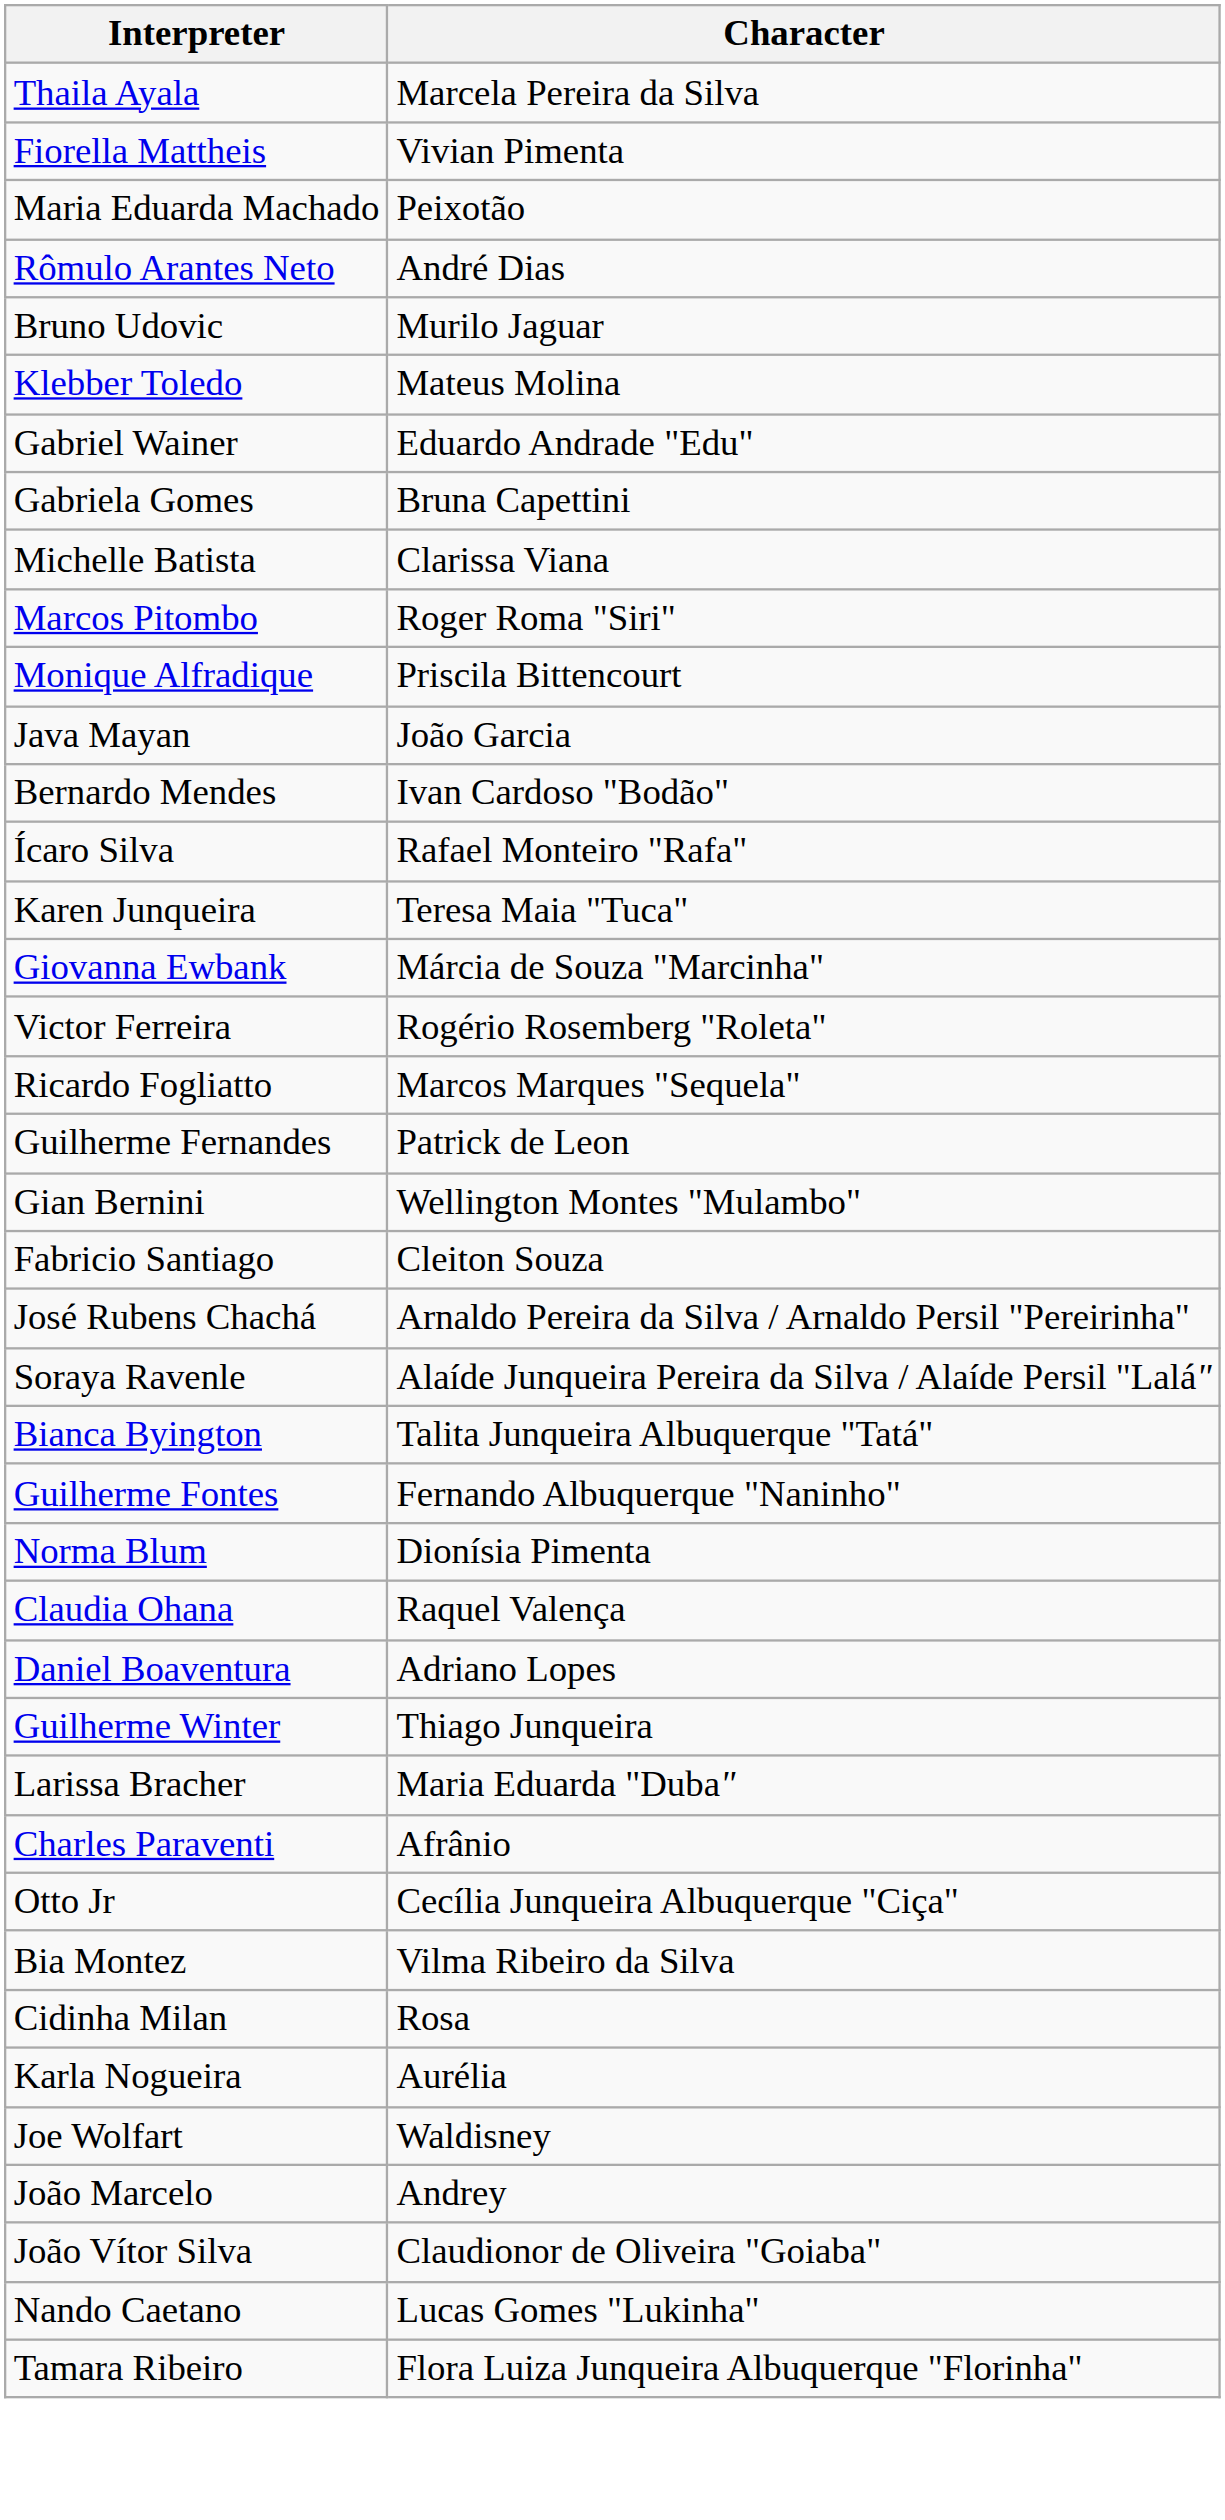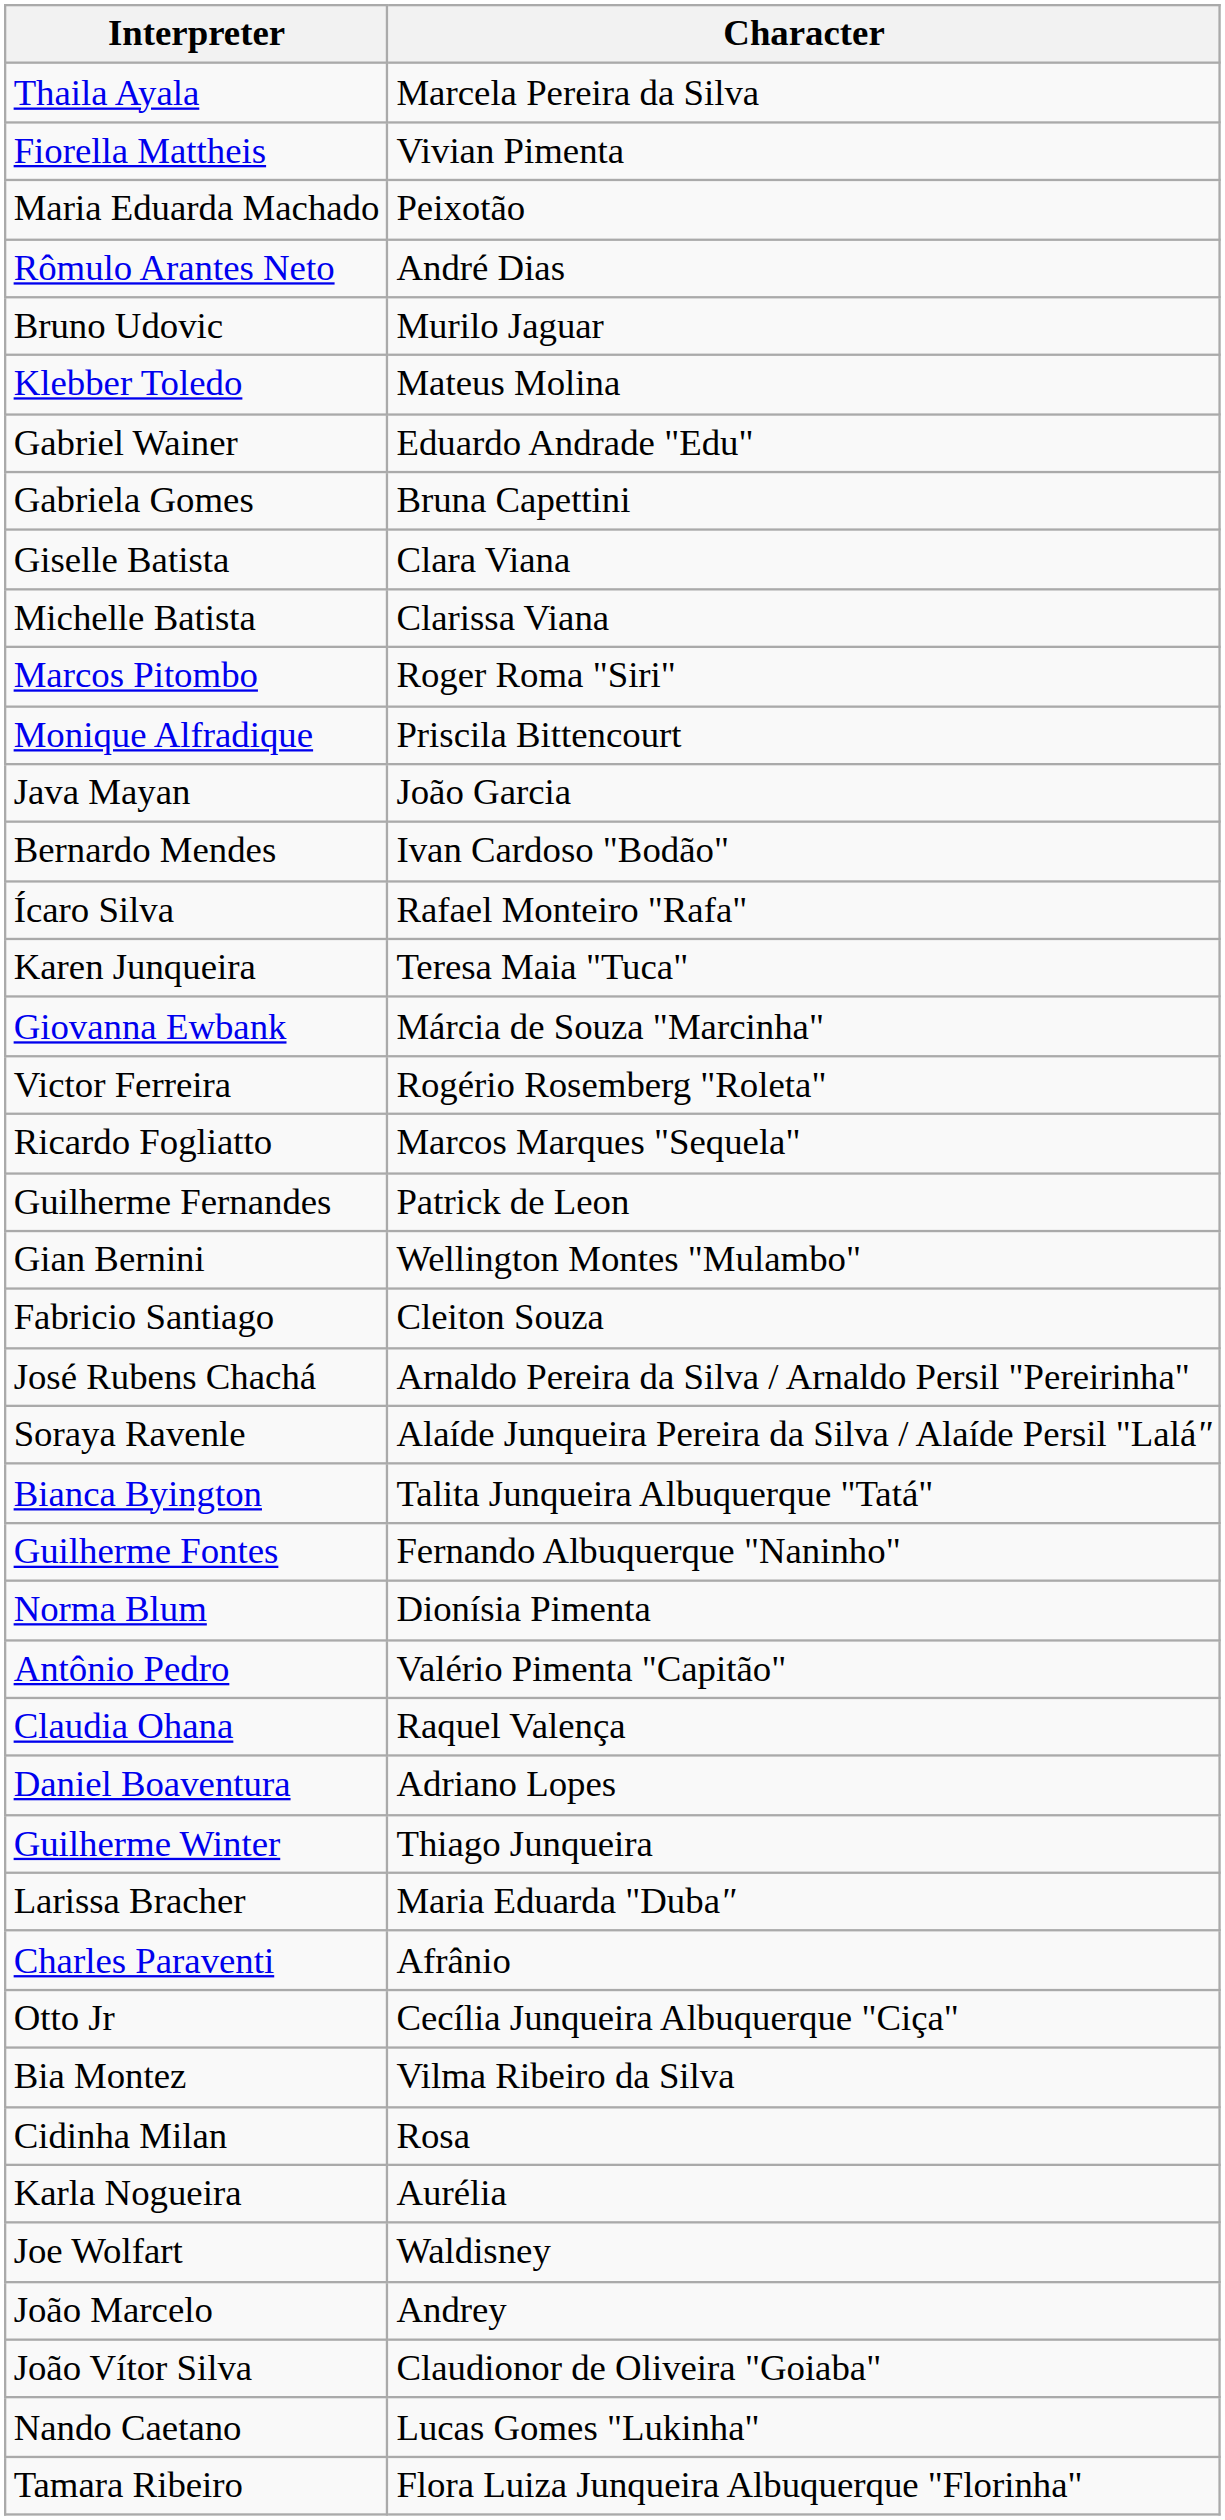+ row: (121, 558)
+ row: (121, 1667)
